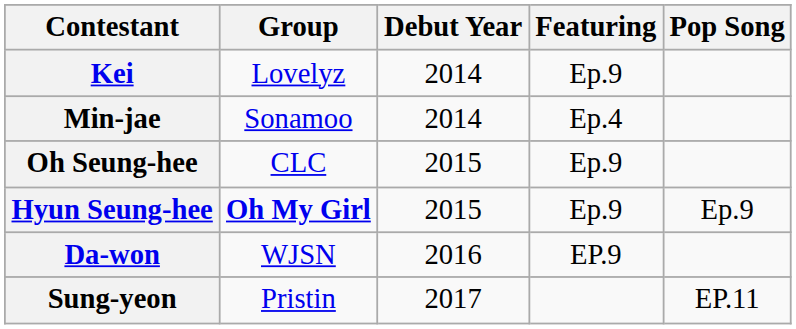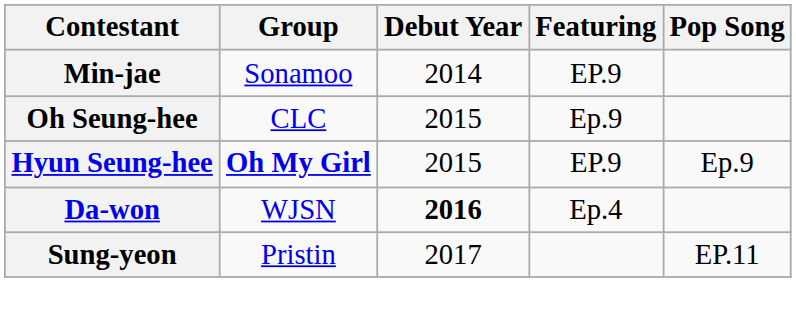- row: (112, 72)
(596, 118) Ep.4 -> (596, 72) EP.9
(596, 208) Ep.9 -> (596, 163) EP.9
(453, 254) normal -> (453, 208) bold
(596, 254) EP.9 -> (596, 208) Ep.4
